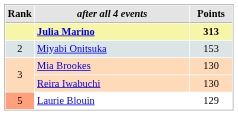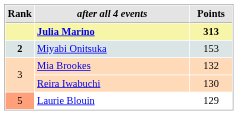(20, 49) normal -> (20, 49) bold
(211, 66) 130 -> (211, 66) 132
